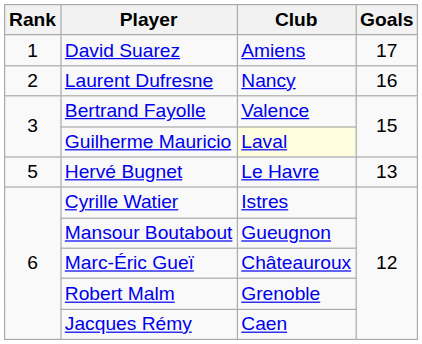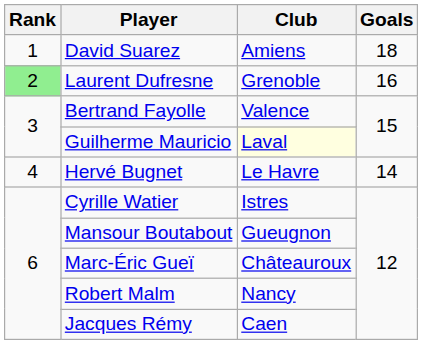(387, 50) 17 -> (387, 50) 18
(32, 80) no background -> (32, 80) lightgreen background
(268, 80) Nancy -> (281, 80) Grenoble
(32, 171) 5 -> (32, 171) 4
(387, 171) 13 -> (387, 171) 14
(281, 293) Grenoble -> (268, 293) Nancy
